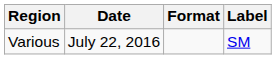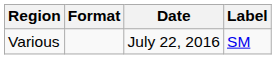columns swapped: (114, 16) <-> (194, 16)
